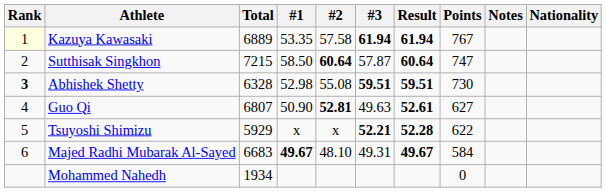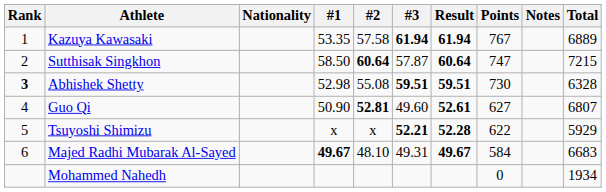columns swapped: (564, 15) <-> (258, 15)
(25, 38) lightyellow background -> (25, 38) no background
(375, 107) 49.63 -> (412, 107) 49.60
